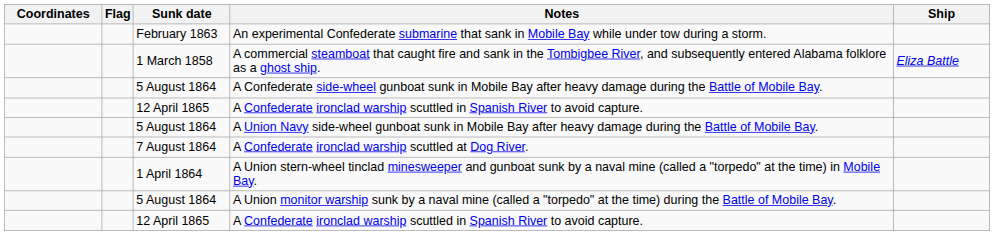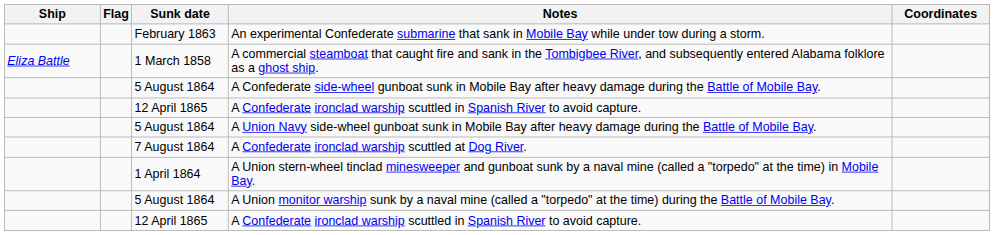columns swapped: (942, 14) <-> (53, 14)
